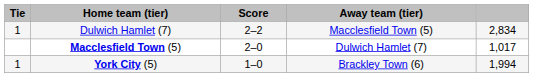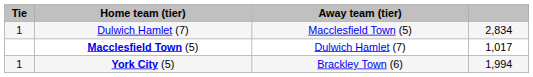- column: (253, 13)
